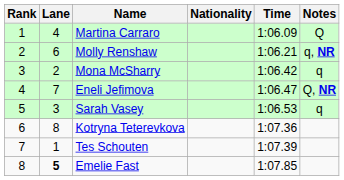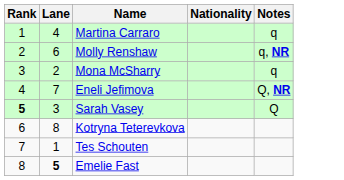- column: (277, 14)
(319, 33) Q -> (274, 33) q
(22, 109) normal -> (22, 109) bold
(319, 109) q -> (274, 109) Q
